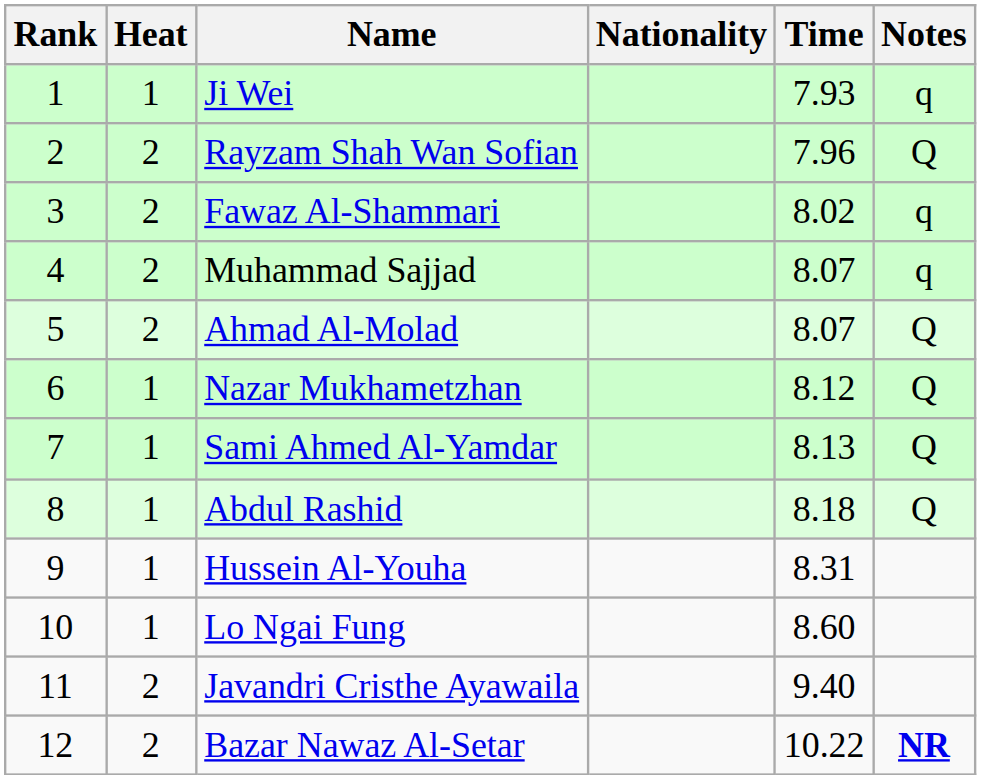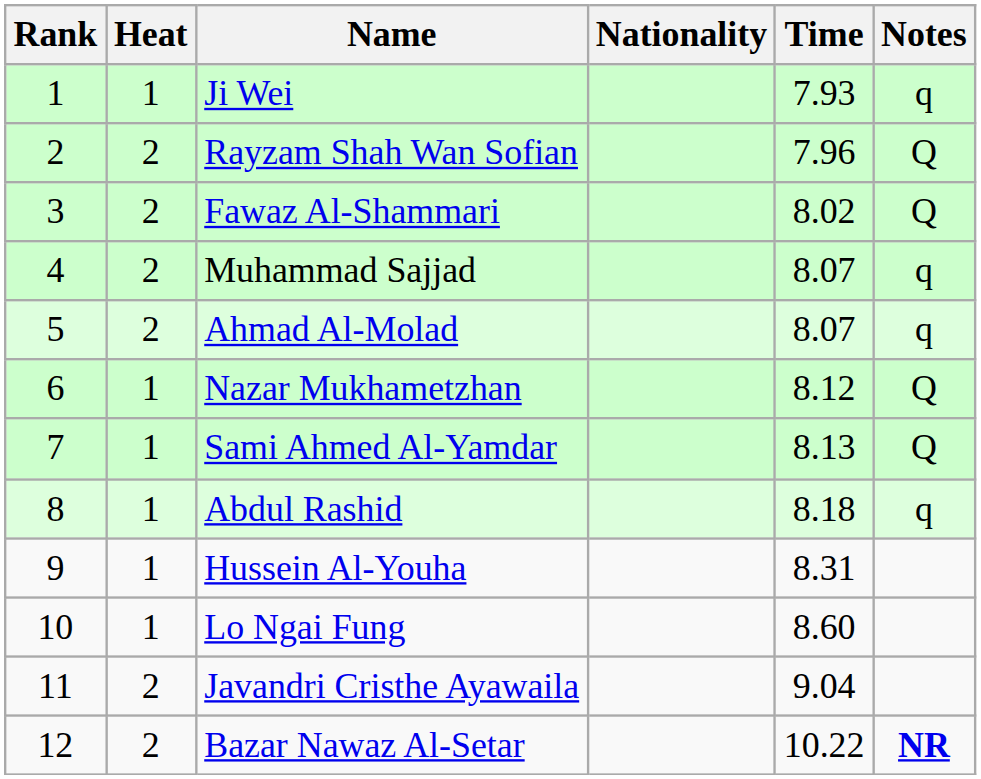(924, 211) q -> (924, 211) Q
(924, 329) Q -> (924, 329) q
(924, 507) Q -> (924, 507) q
(824, 684) 9.40 -> (824, 684) 9.04
